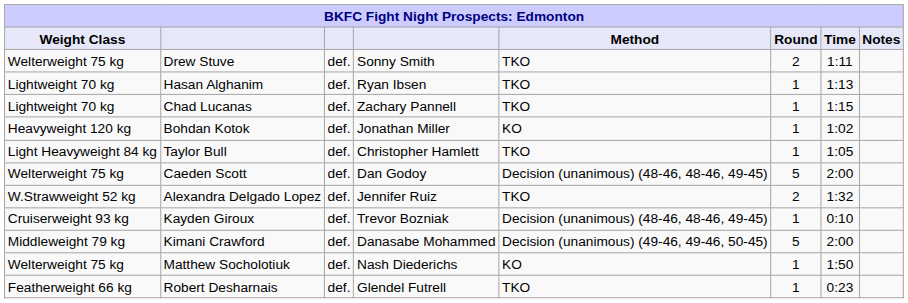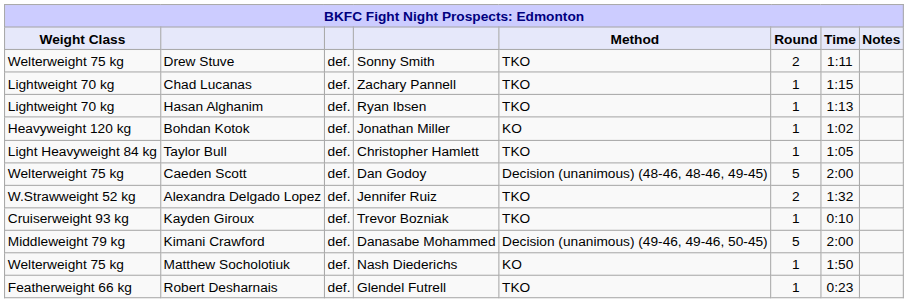rows swapped: (213, 83) <-> (208, 106)
(635, 219) Decision (unanimous) (48-46, 48-46, 49-45) -> (516, 219) TKO
